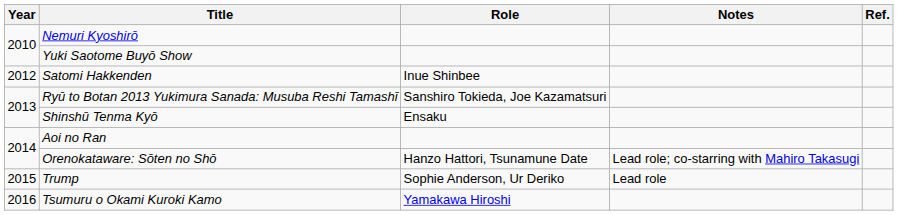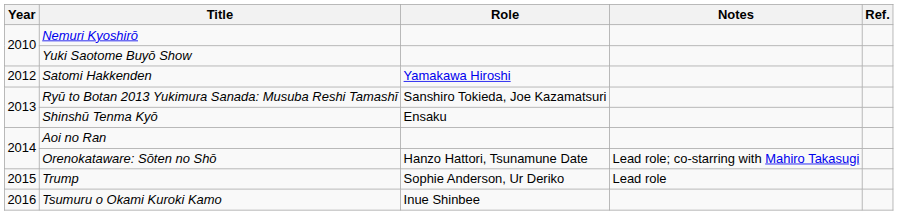(442, 76) Inue Shinbee -> (457, 76) Yamakawa Hiroshi
(457, 199) Yamakawa Hiroshi -> (442, 199) Inue Shinbee
